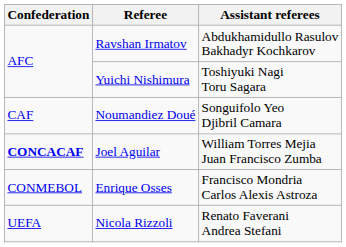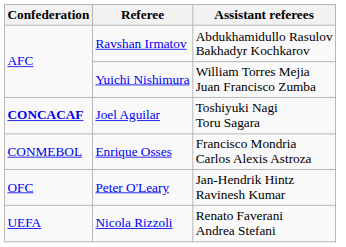(243, 79) Toshiyuki Nagi Toru Sagara -> (256, 79) William Torres Mejia Juan Francisco Zumba
- row: (145, 115)
(262, 151) William Torres Mejia Juan Francisco Zumba -> (237, 115) Toshiyuki Nagi Toru Sagara
+ row: (132, 187)
